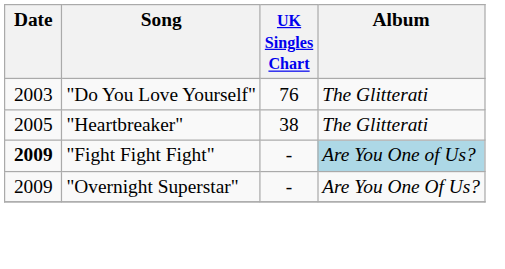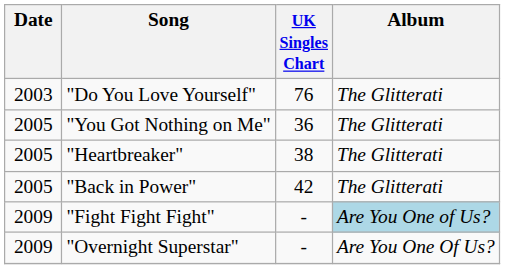+ row: (169, 124)
+ row: (131, 186)
(33, 155) bold -> (33, 216) normal
